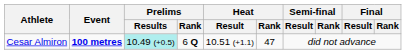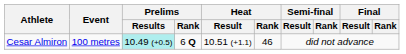(97, 42) bold -> (96, 42) normal
(270, 42) 47 -> (267, 42) 46
